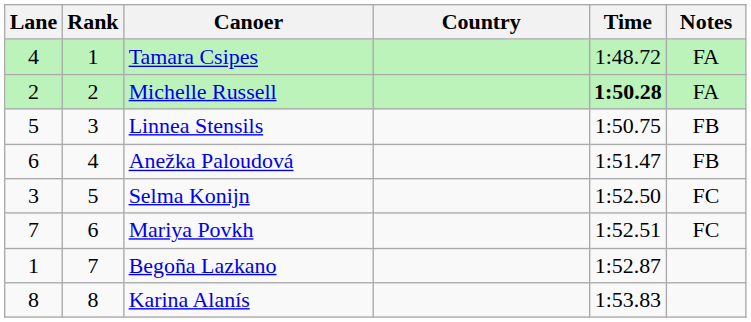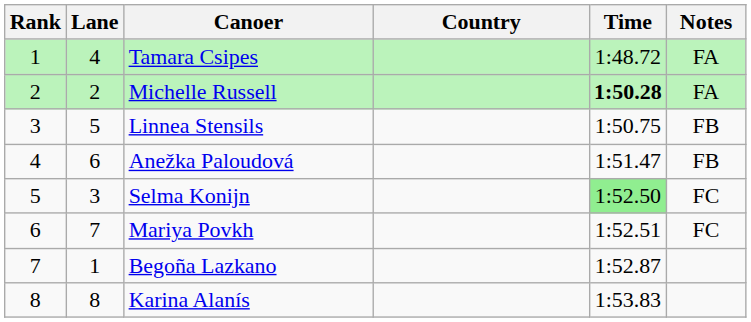columns swapped: (93, 21) <-> (33, 21)
(628, 195) no background -> (628, 195) lightgreen background
